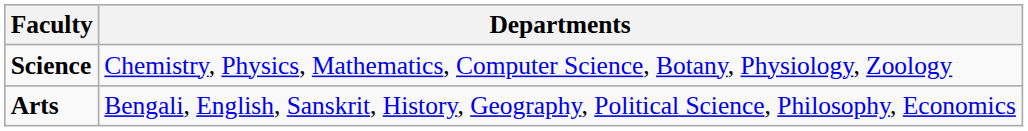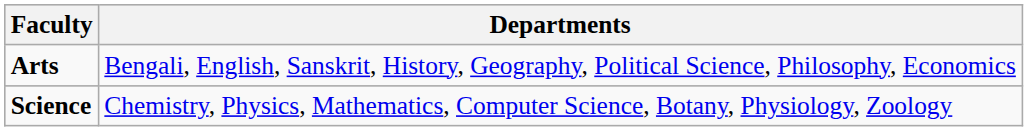rows swapped: (51, 65) <-> (35, 105)
